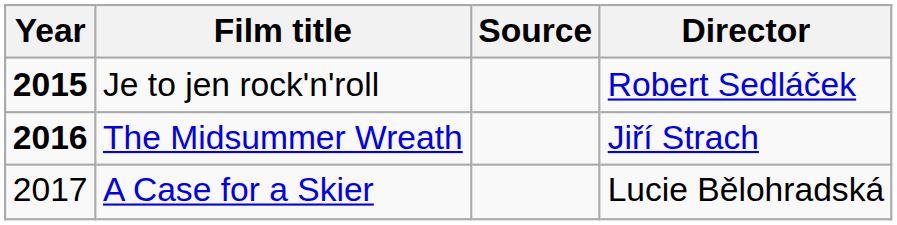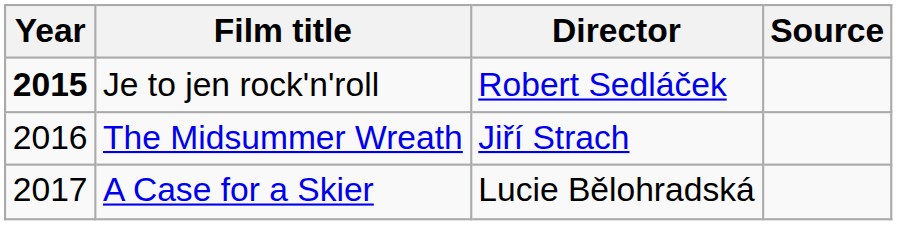columns swapped: (746, 31) <-> (535, 31)
(50, 137) bold -> (50, 137) normal
